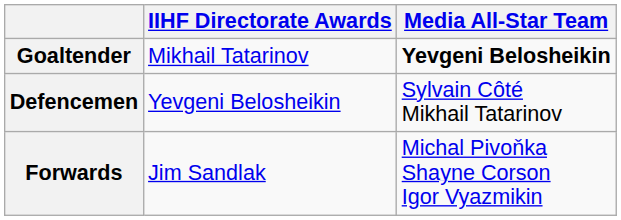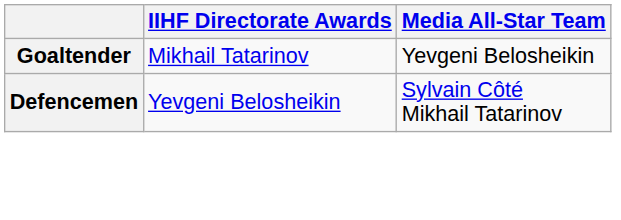(506, 55) bold -> (498, 55) normal
- row: (74, 172)
